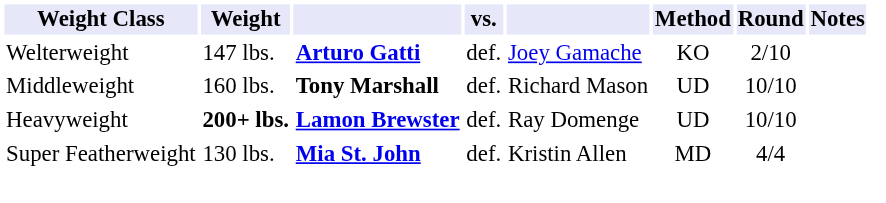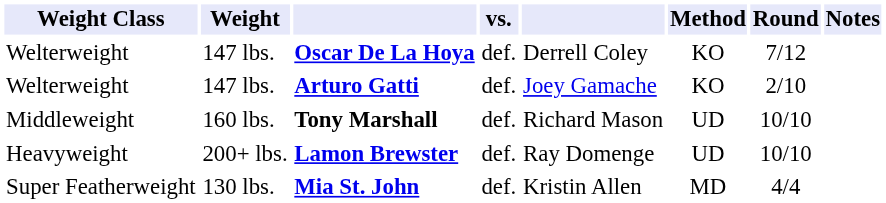+ row: (384, 52)
(246, 119) bold -> (245, 153) normal
